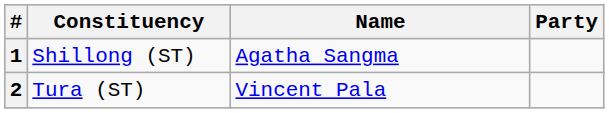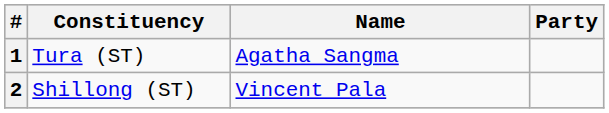(114, 56) Shillong (ST) -> (89, 56) Tura (ST)
(89, 90) Tura (ST) -> (114, 90) Shillong (ST)
